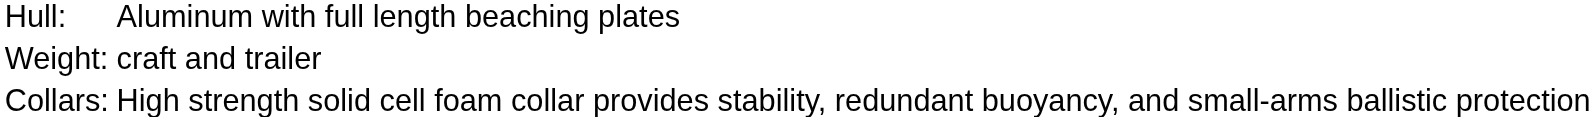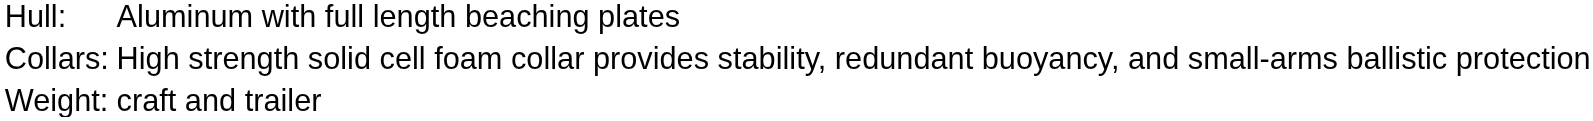rows swapped: (57, 101) <-> (57, 58)
